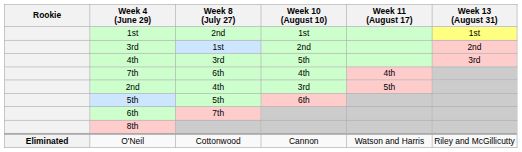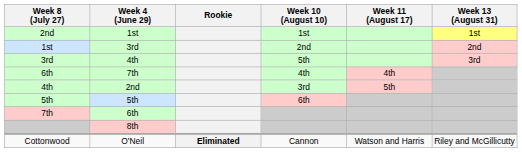columns swapped: (47, 15) <-> (218, 15)
